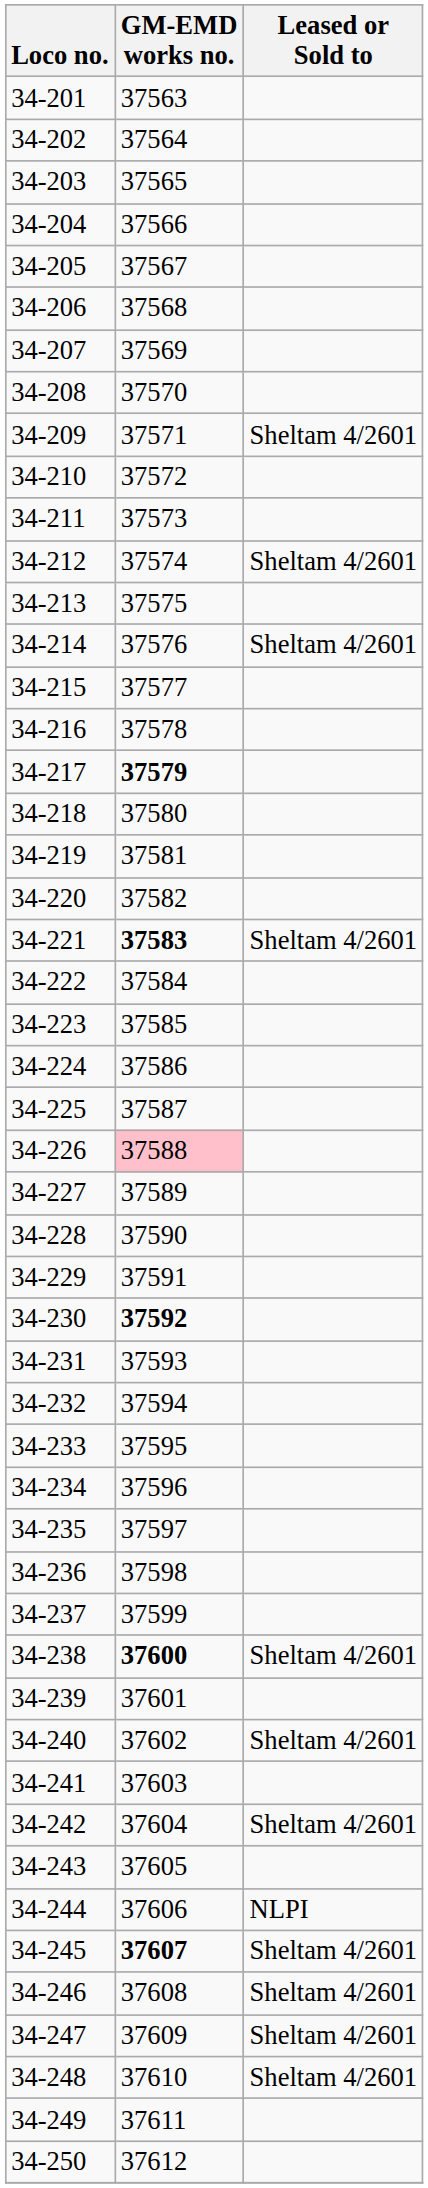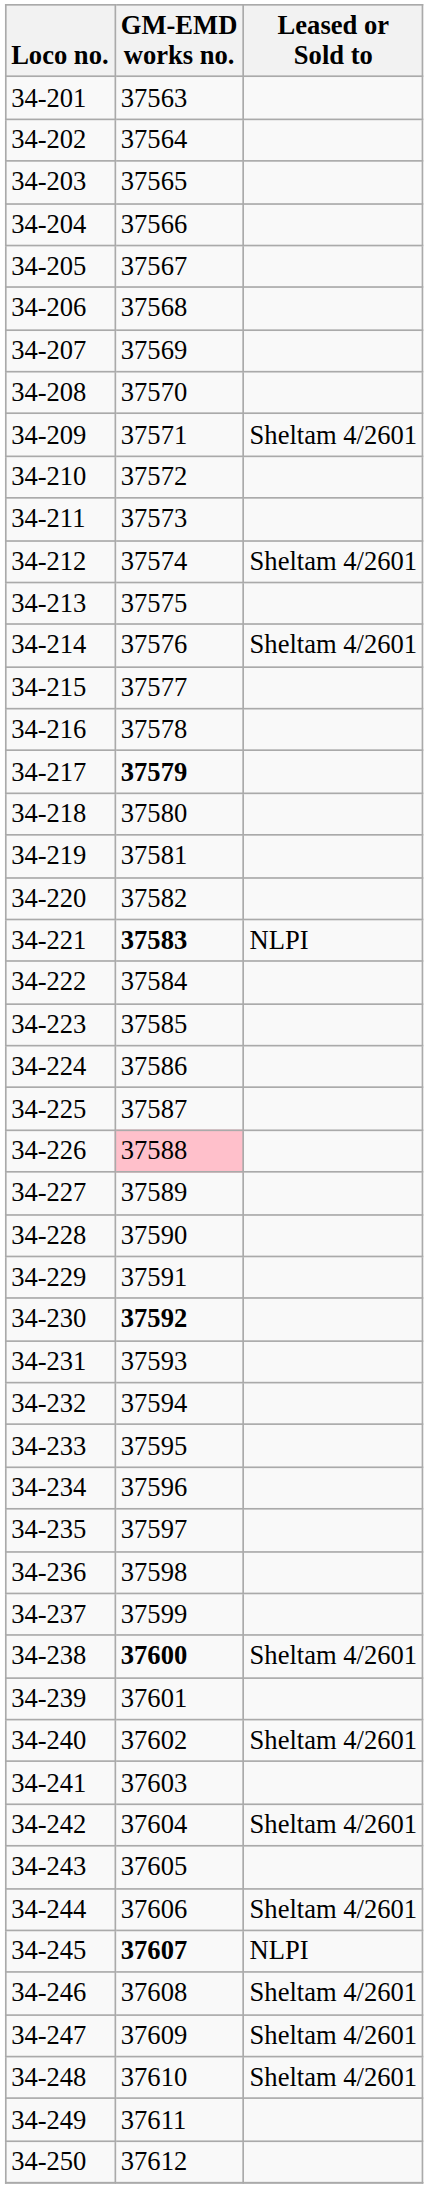(333, 940) Sheltam 4/2601 -> (279, 940) NLPI
(279, 1908) NLPI -> (333, 1908) Sheltam 4/2601
(333, 1950) Sheltam 4/2601 -> (279, 1950) NLPI
